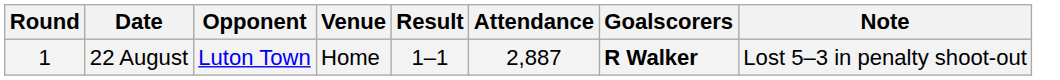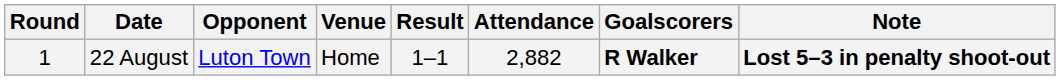(534, 57) 2,887 -> (534, 57) 2,882
(885, 57) normal -> (897, 57) bold
